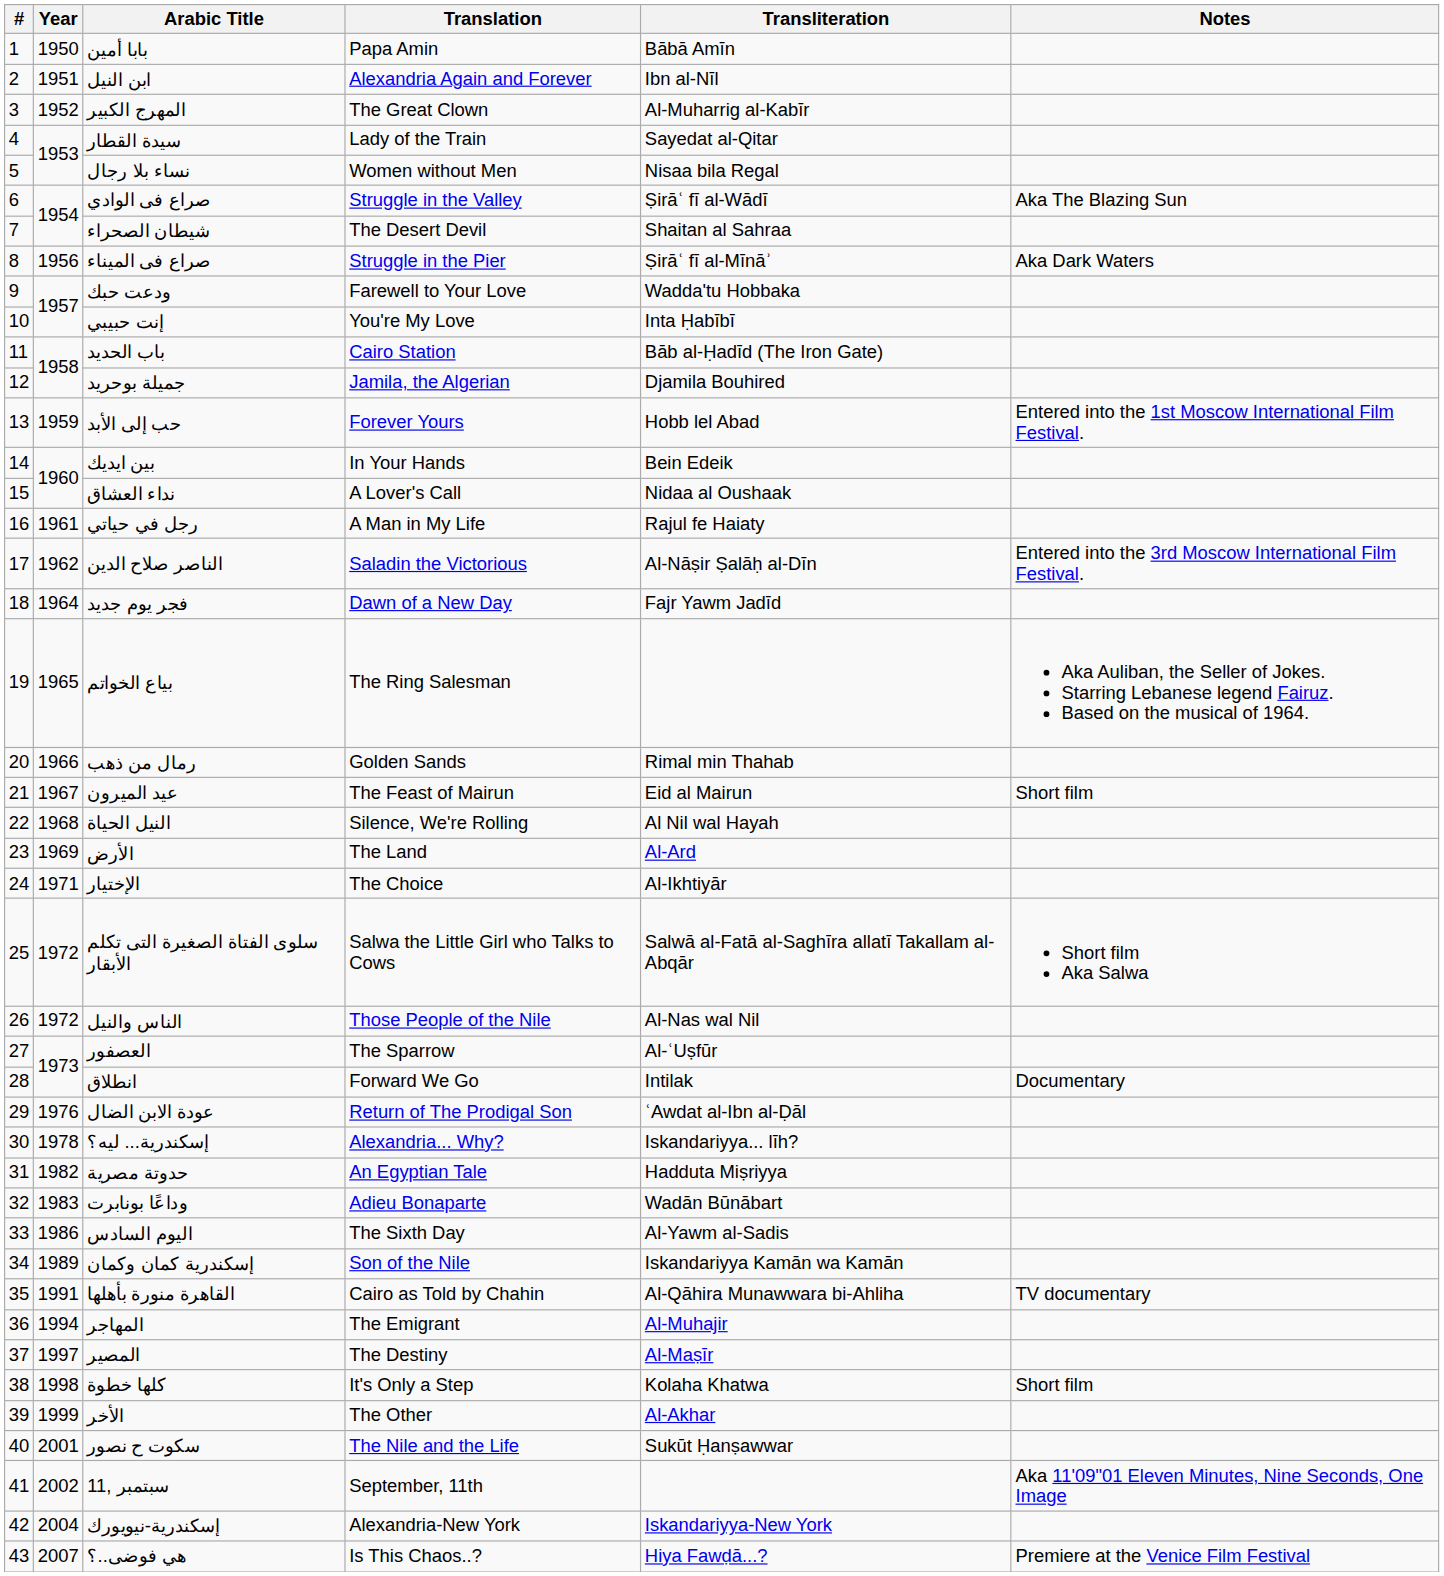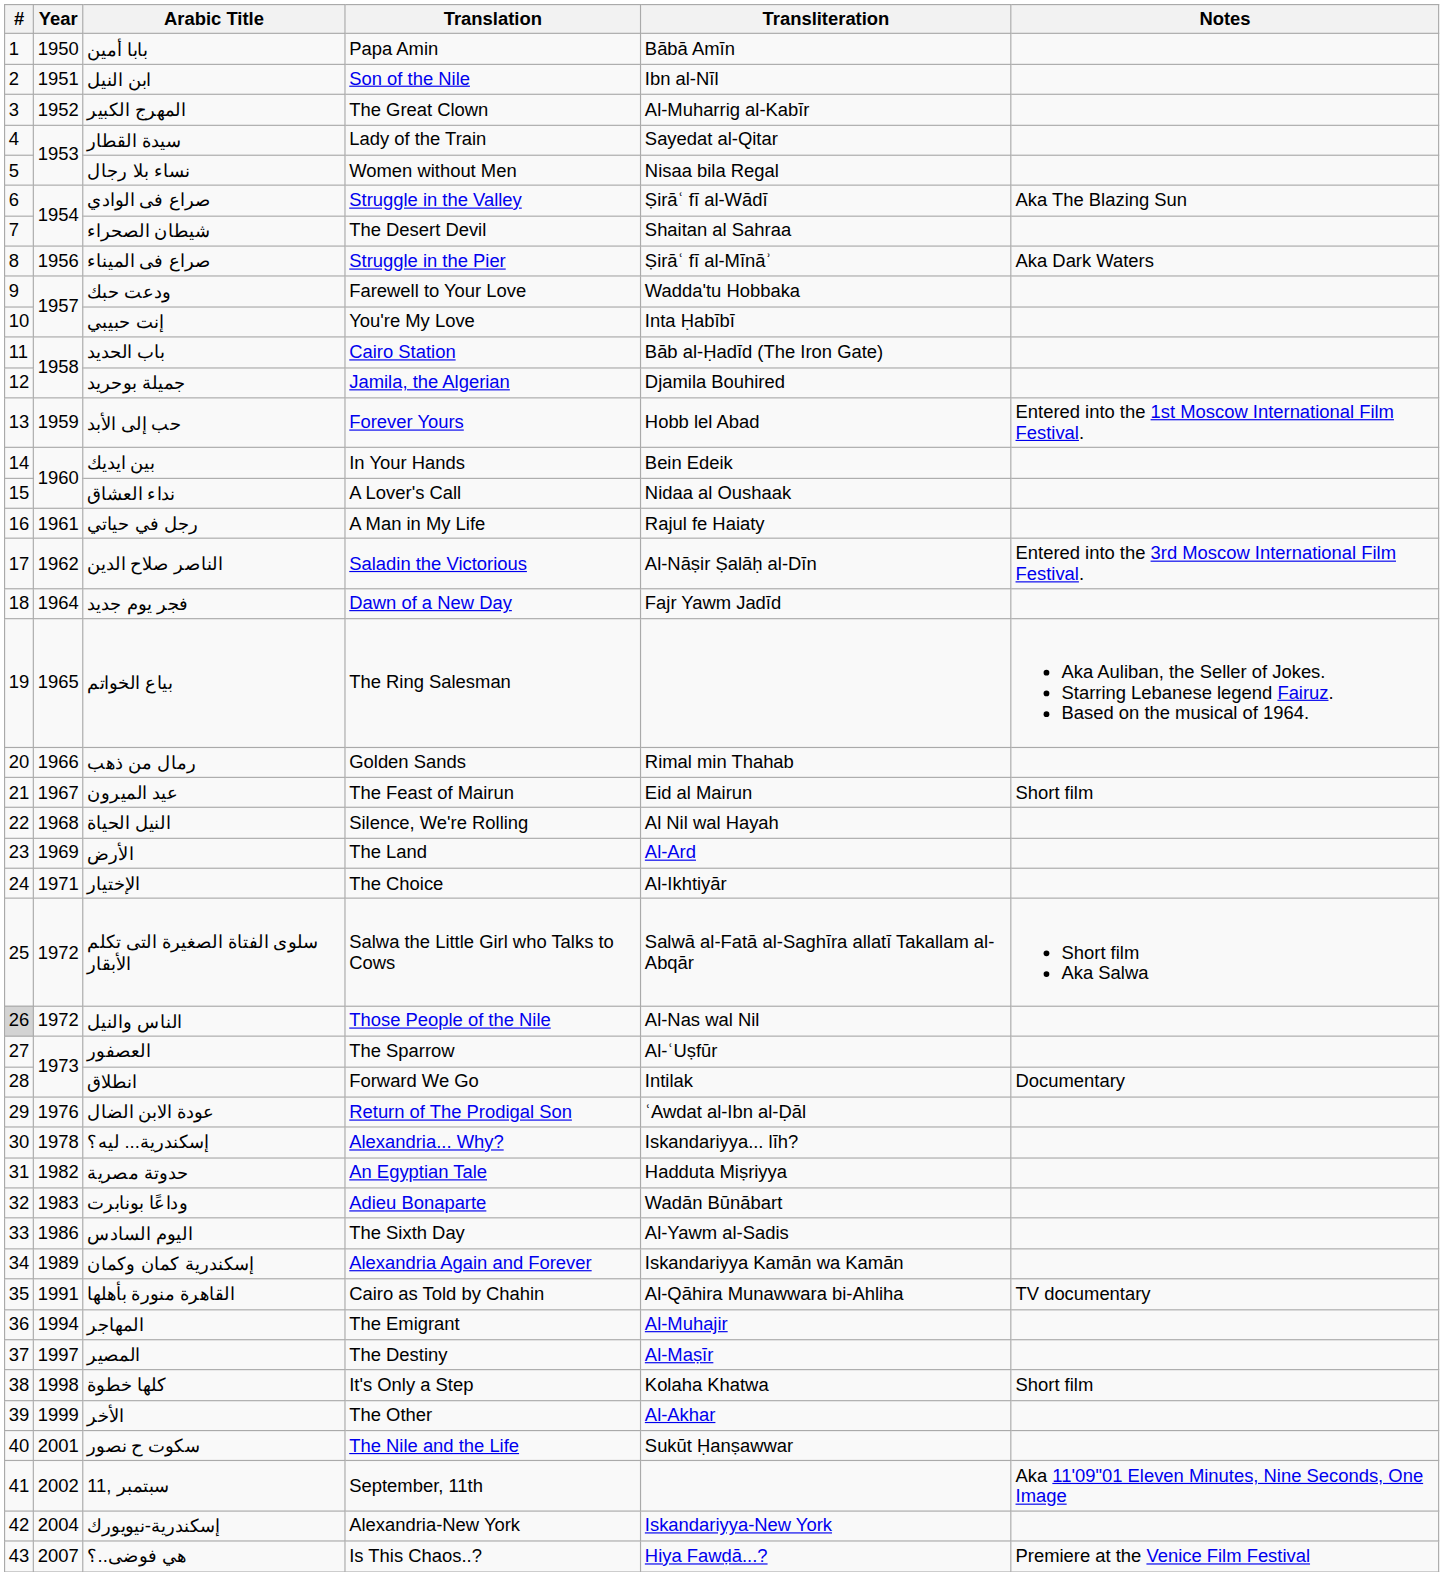(470, 79) Alexandria Again and Forever -> (410, 79) Son of the Nile
(19, 1021) no background -> (19, 1021) lightgrey background
(410, 1263) Son of the Nile -> (470, 1263) Alexandria Again and Forever
